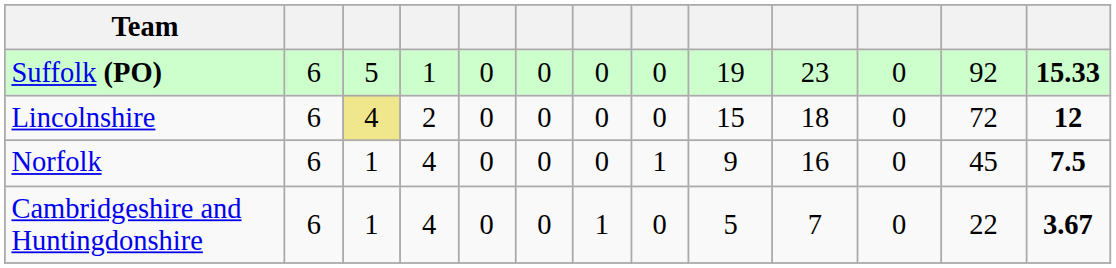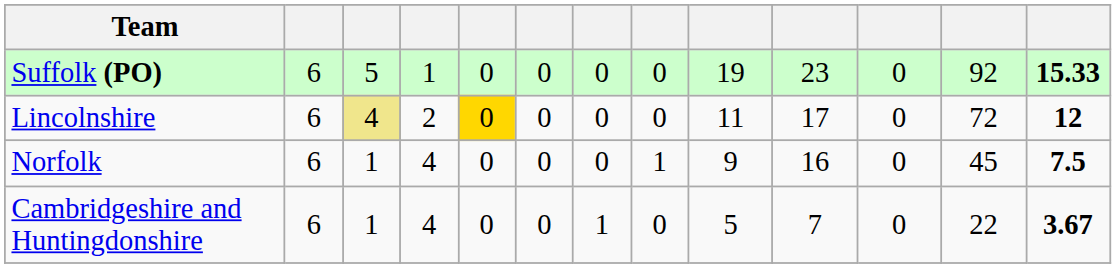(487, 117) no background -> (487, 117) gold background
(731, 117) 15 -> (731, 117) 11
(815, 117) 18 -> (815, 117) 17
